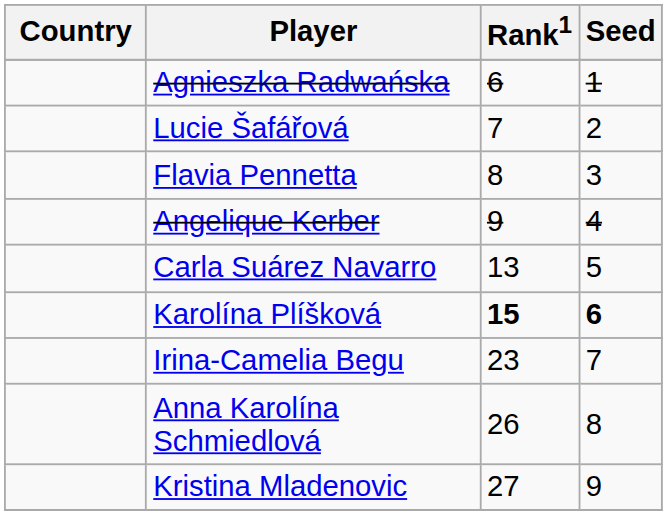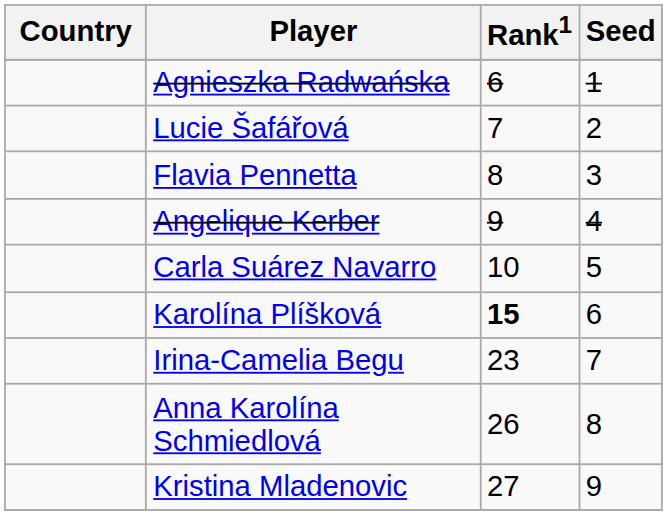(503, 267) 13 -> (503, 267) 10
(594, 314) bold -> (594, 314) normal
